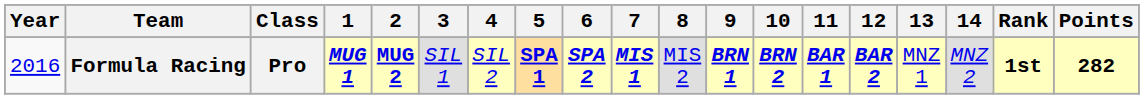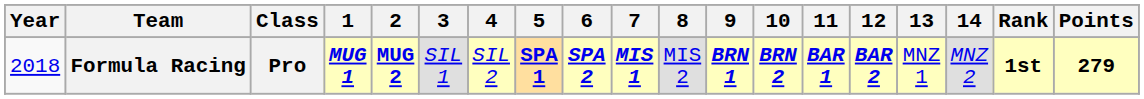(35, 66) 2016 -> (35, 66) 2018
(1096, 66) 282 -> (1096, 66) 279
